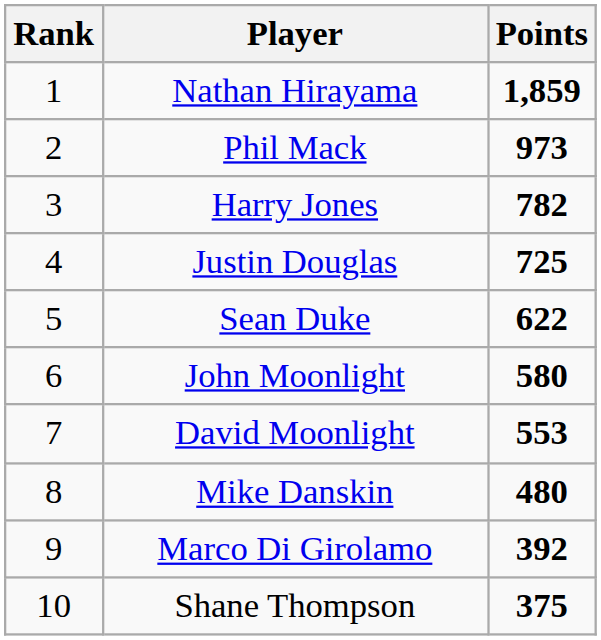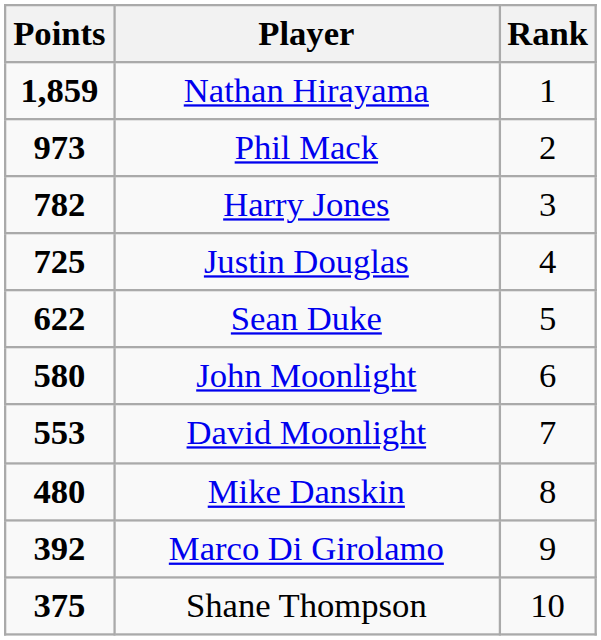columns swapped: (54, 33) <-> (542, 33)
